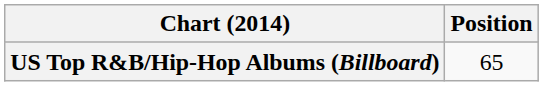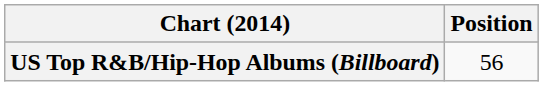(492, 61) 65 -> (492, 61) 56
